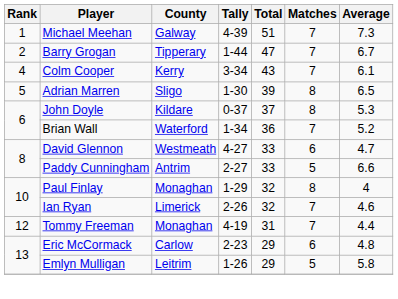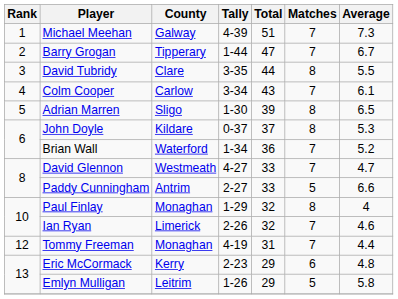+ row: (80, 71)
(169, 71) Kerry -> (174, 91) Carlow
(312, 149) 6 -> (312, 168) 7
(174, 245) Carlow -> (169, 264) Kerry
